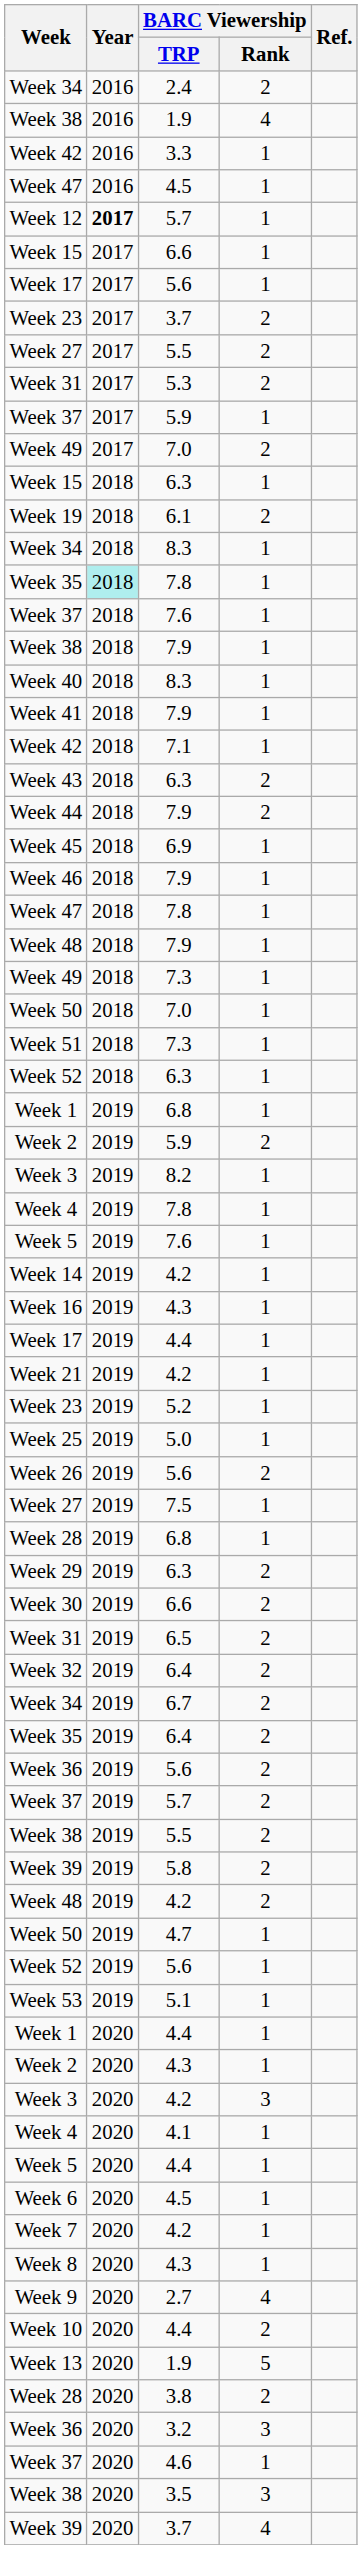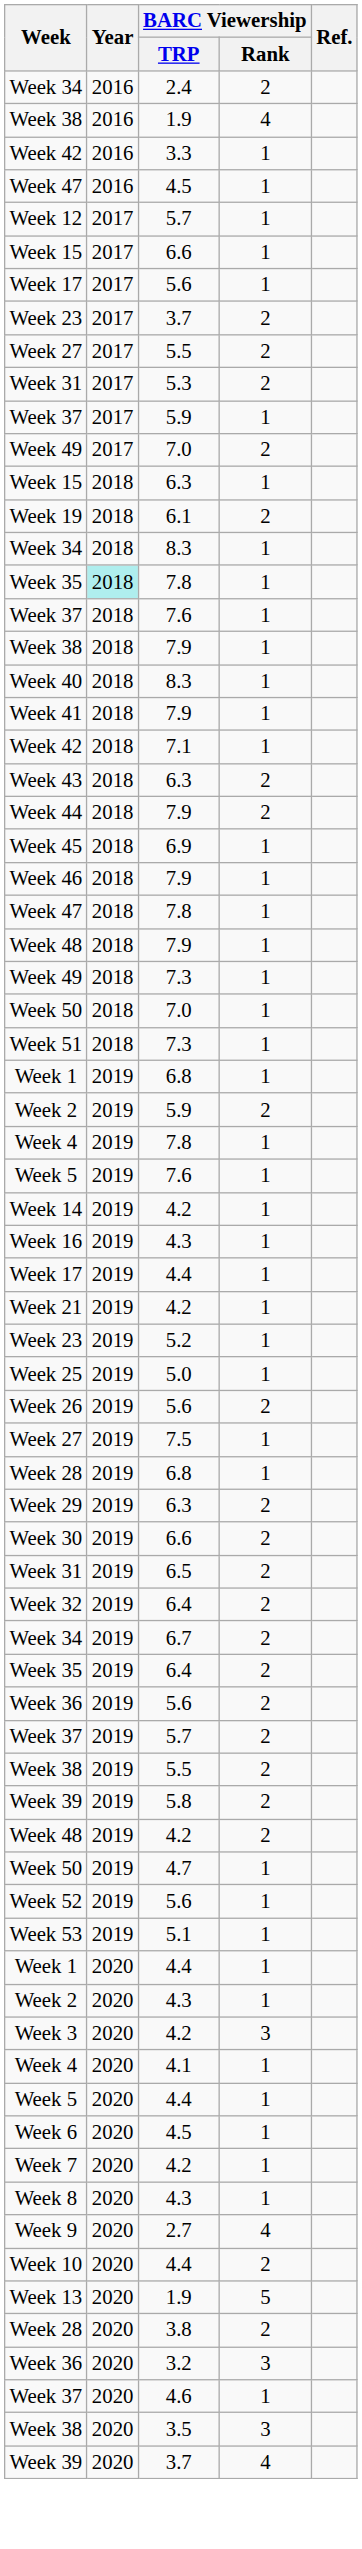(113, 218) bold -> (113, 218) normal
- row: (46, 1076)
- row: (46, 1175)
